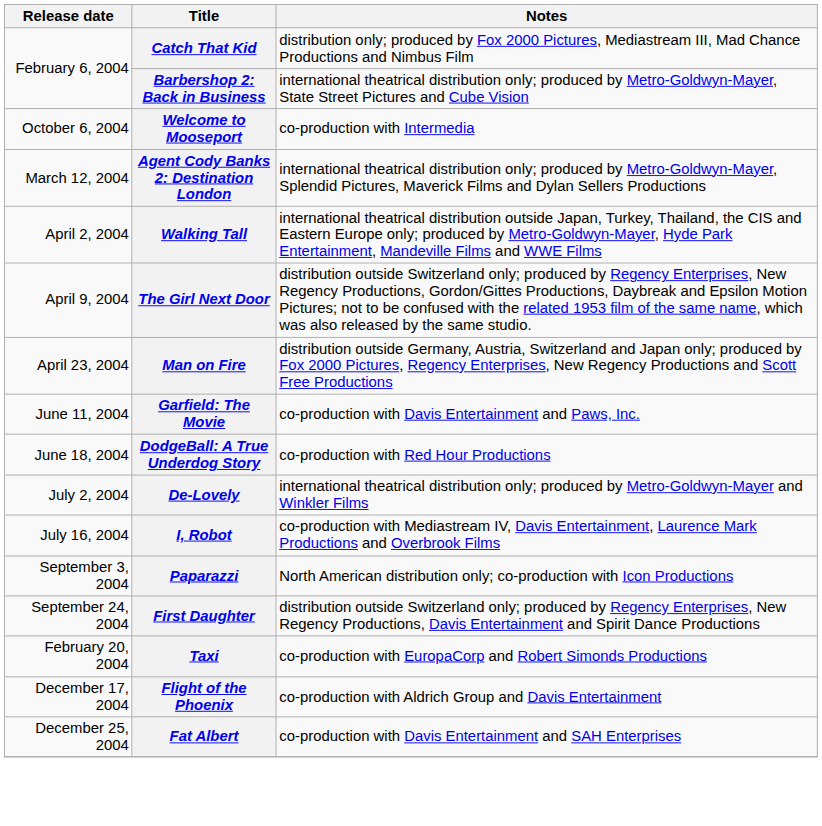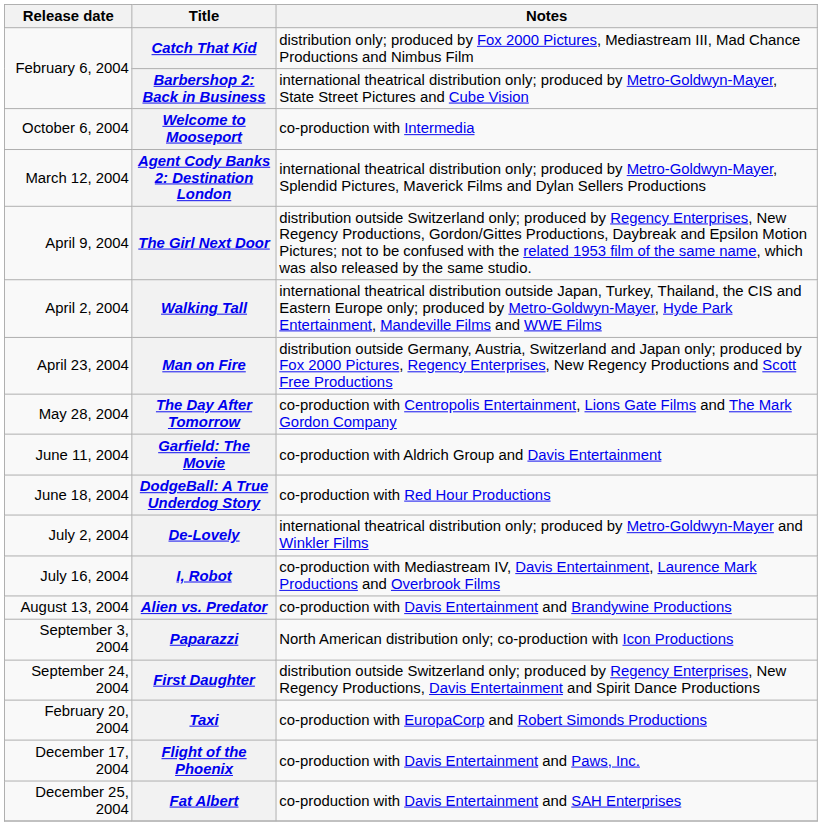rows swapped: (204, 234) <-> (204, 300)
+ row: (204, 414)
(460, 414) co-production with Davis Entertainment and Paws, Inc. -> (470, 454) co-production with Aldrich Group and Davis Entertainment
+ row: (204, 607)
(470, 696) co-production with Aldrich Group and Davis Entertainment -> (460, 760) co-production with Davis Entertainment and Paws, Inc.
